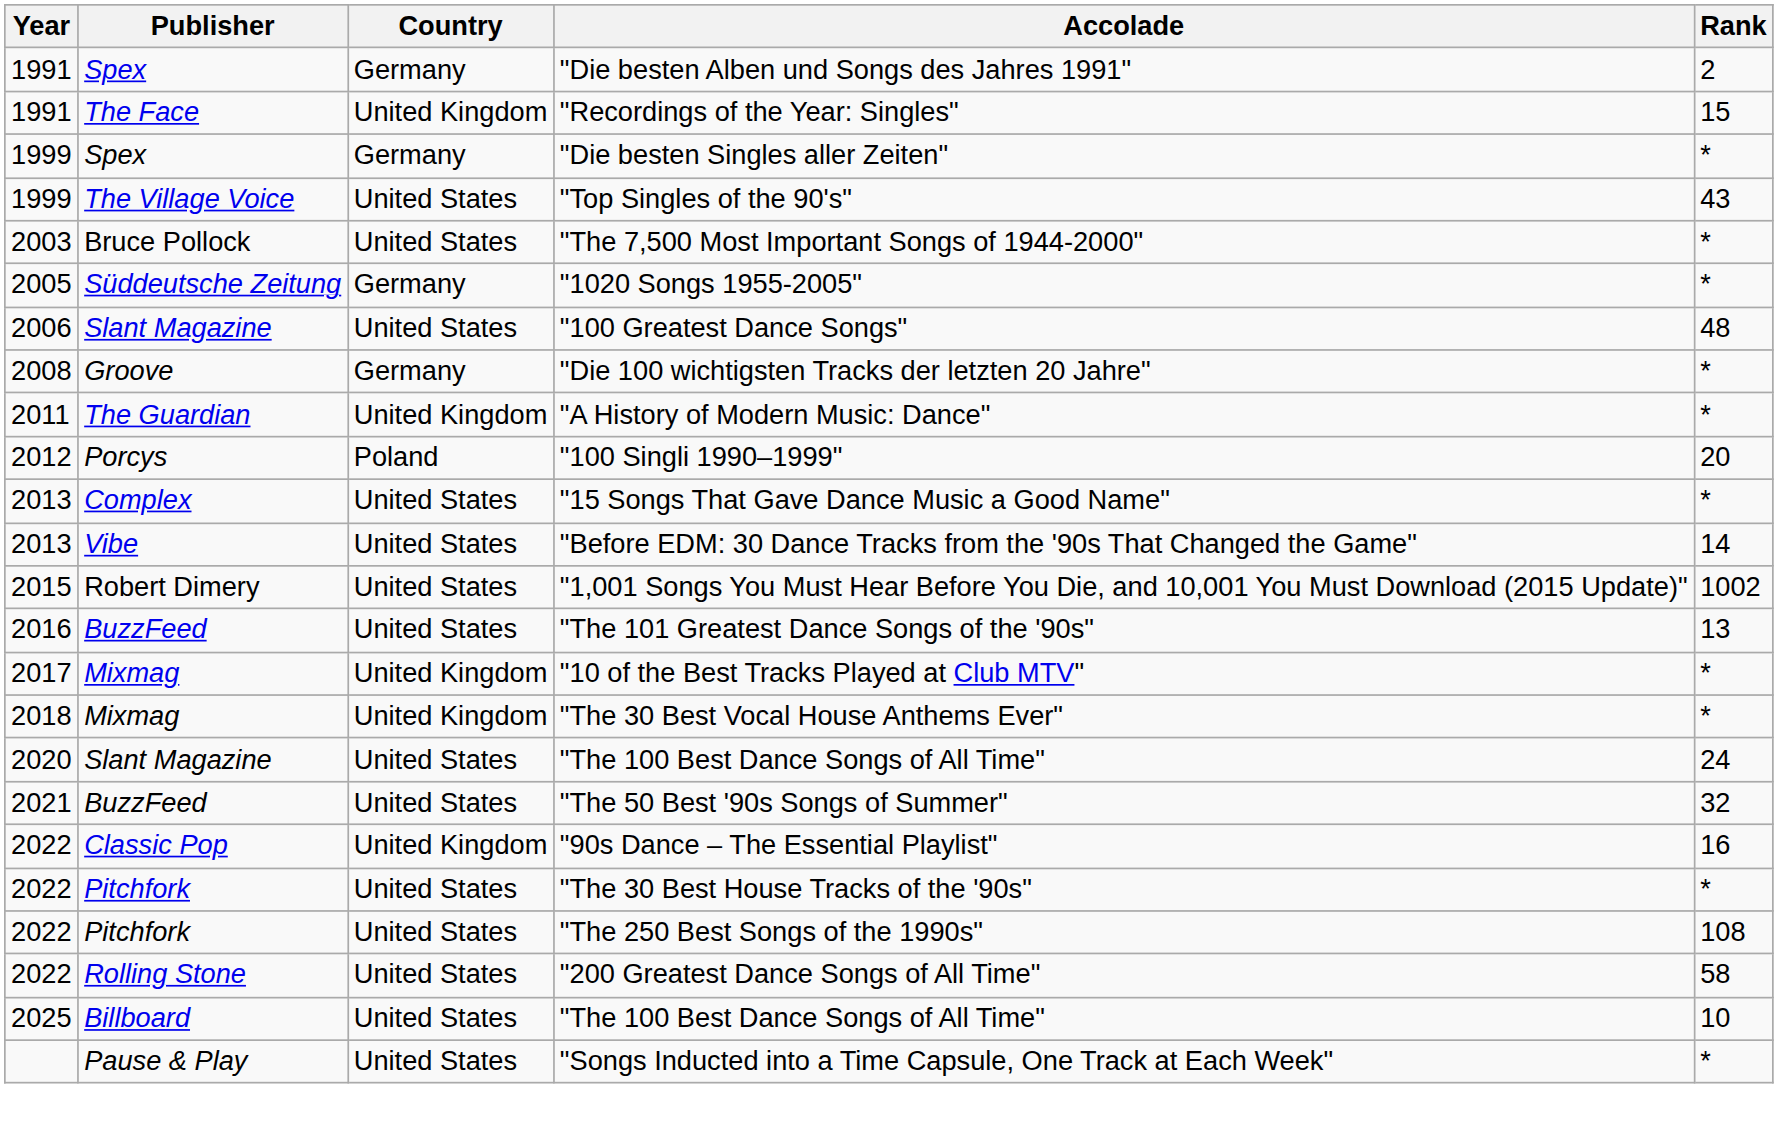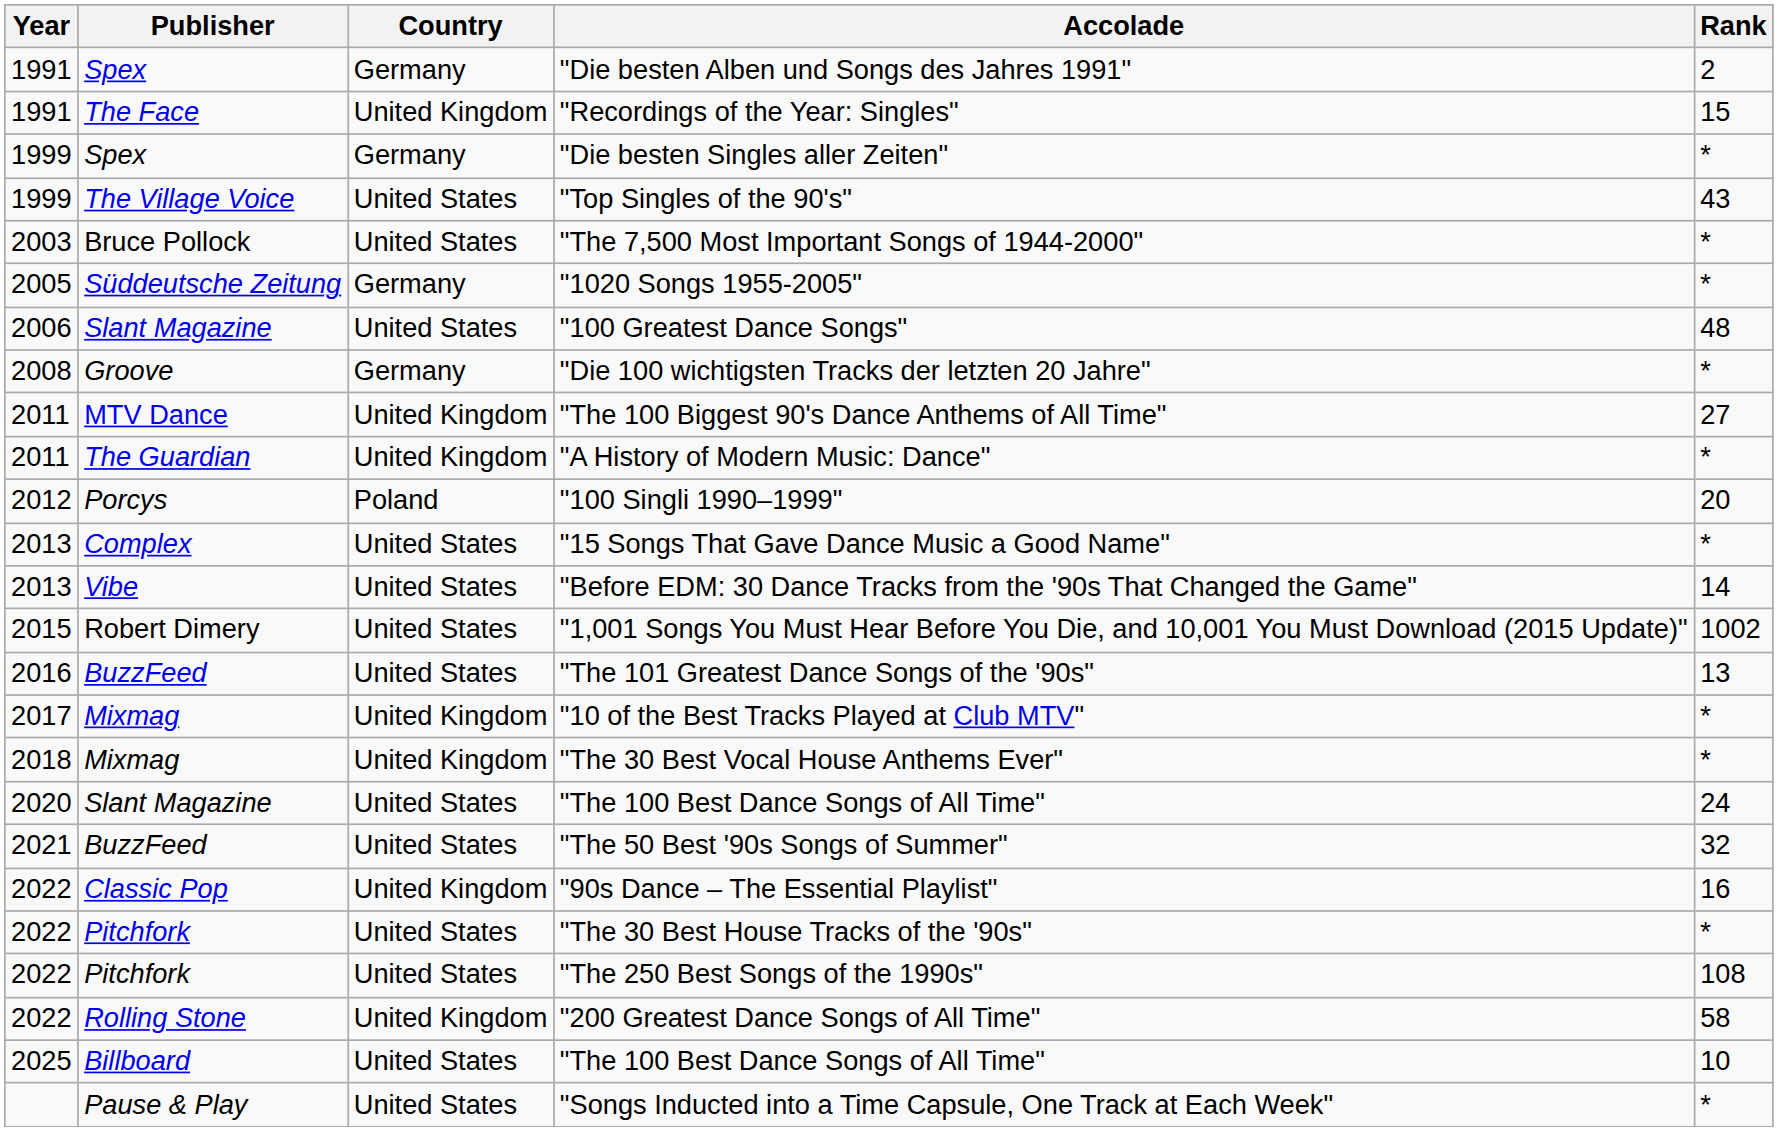+ row: (156, 414)
(435, 975) United States -> (451, 1018) United Kingdom
